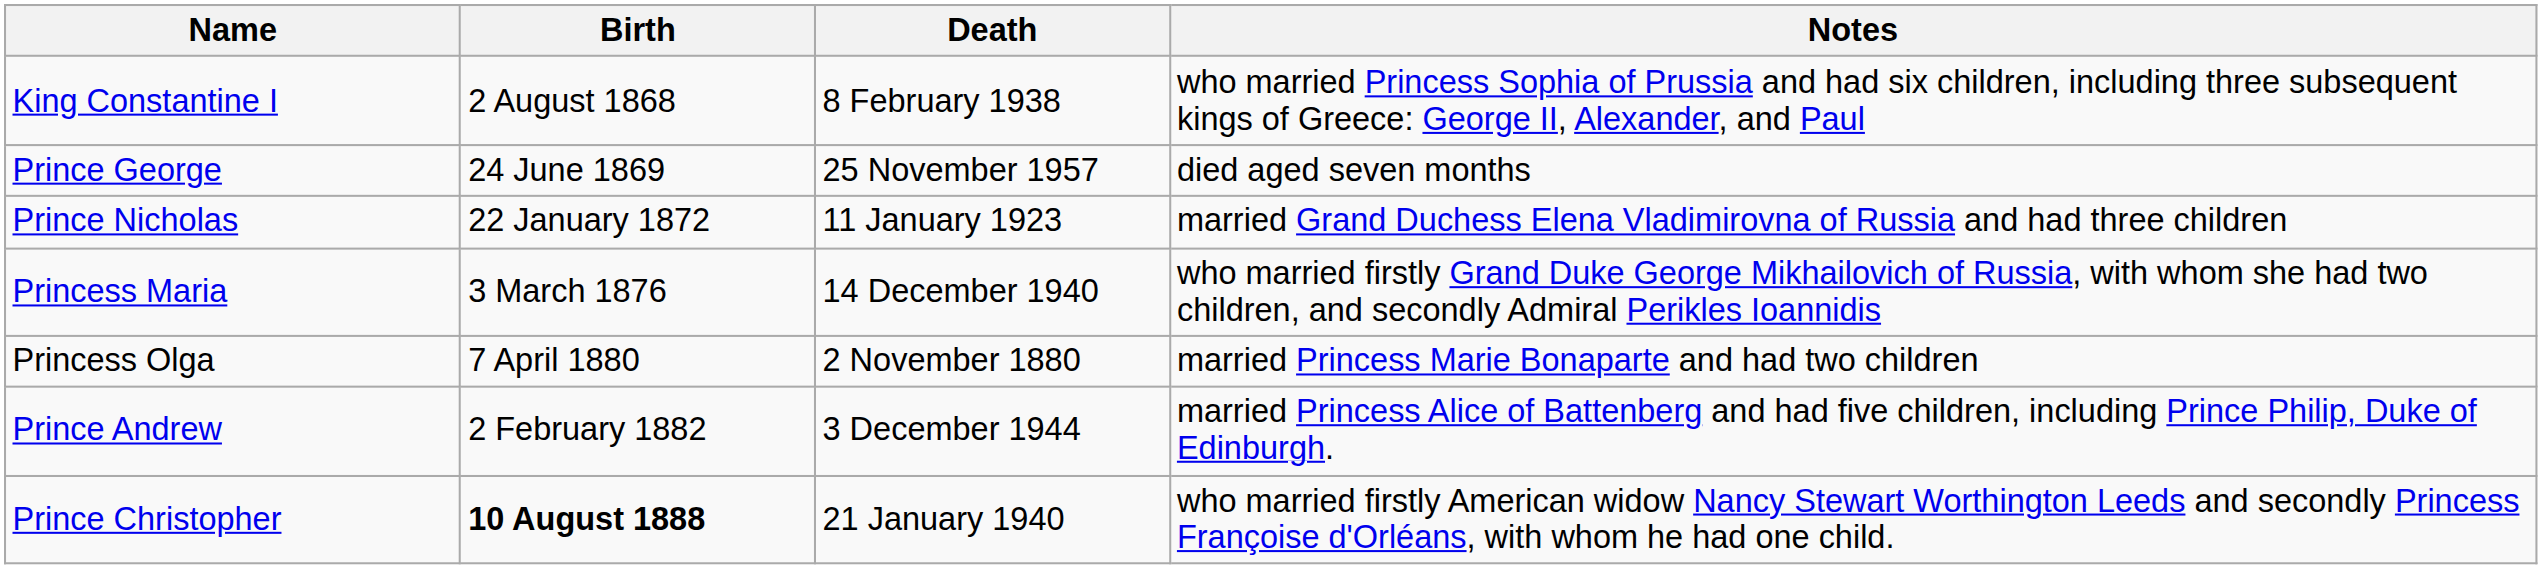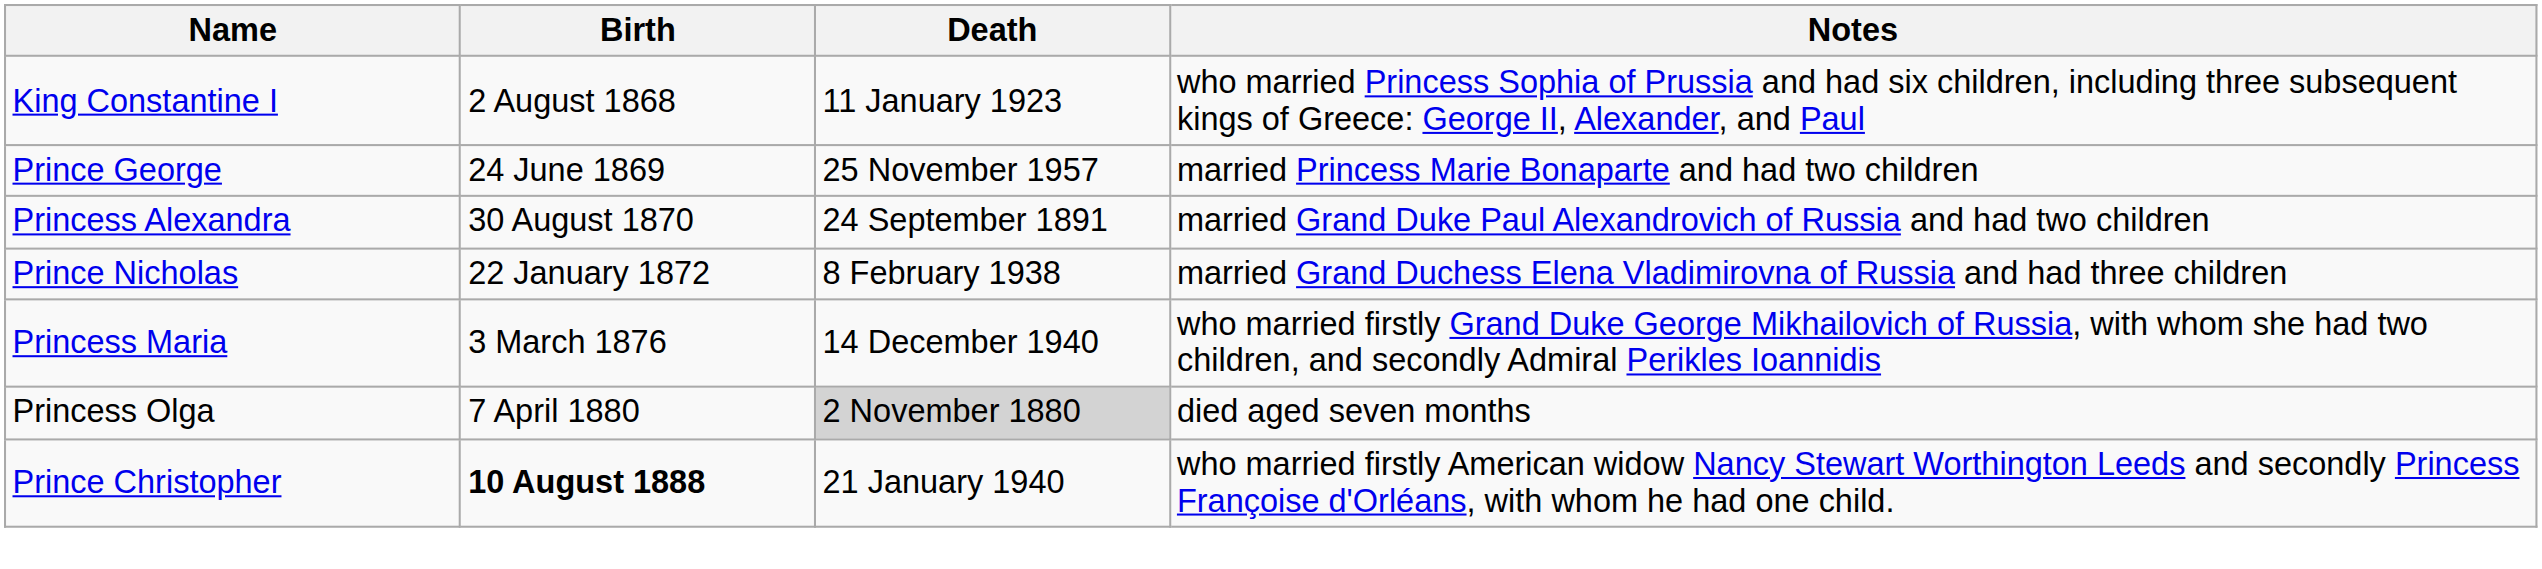(942, 100) 8 February 1938 -> (942, 100) 11 January 1923
(1354, 169) died aged seven months -> (1578, 169) married Princess Marie Bonaparte and had two children
+ row: (152, 221)
(942, 221) 11 January 1923 -> (942, 272) 8 February 1938
(952, 360) no background -> (952, 412) lightgrey background
(1578, 360) married Princess Marie Bonaparte and had two children -> (1354, 412) died aged seven months
- row: (117, 430)
